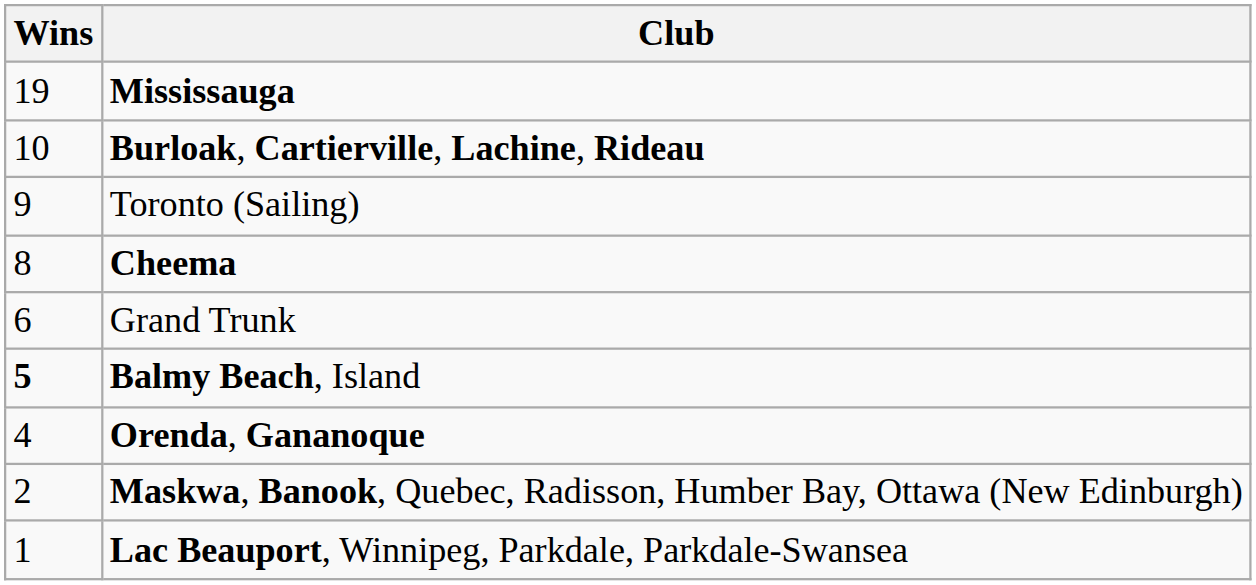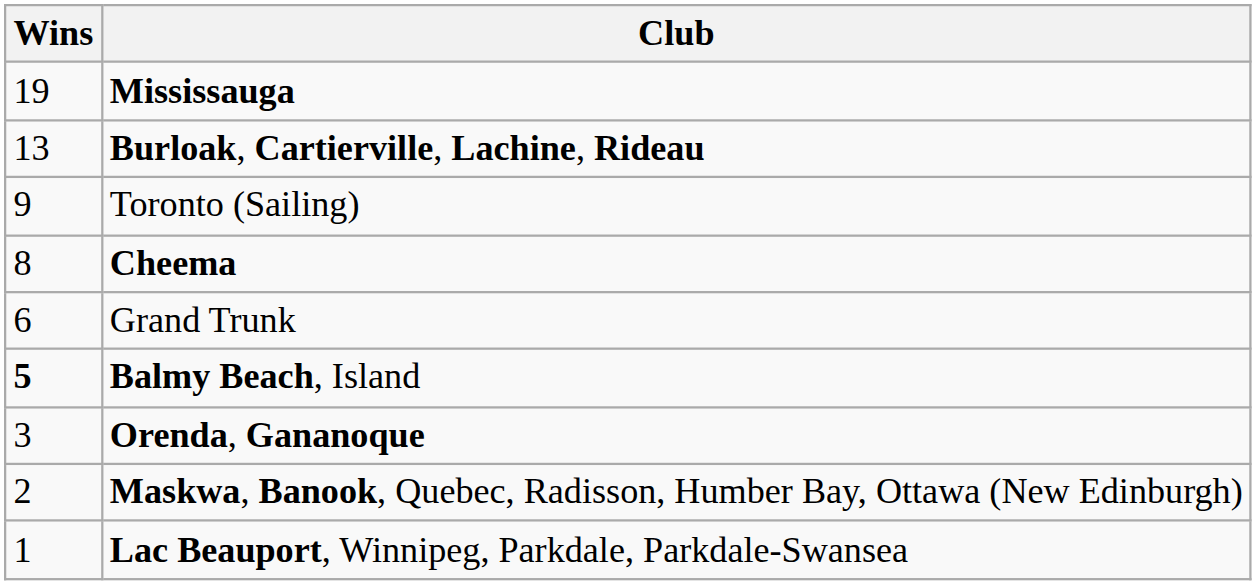(32, 147) 10 -> (32, 147) 13
(23, 434) 4 -> (23, 434) 3
